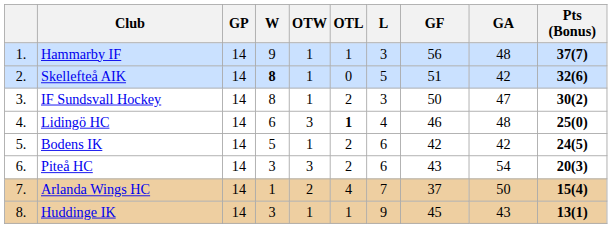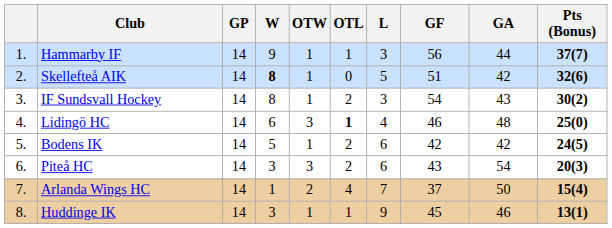(503, 54) 48 -> (503, 54) 44
(435, 99) 50 -> (435, 99) 54
(503, 99) 47 -> (503, 99) 43
(503, 212) 43 -> (503, 212) 46
